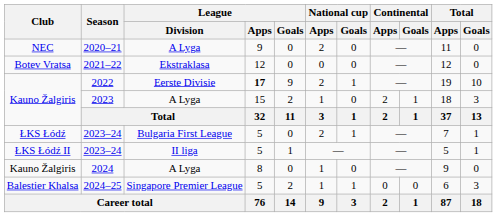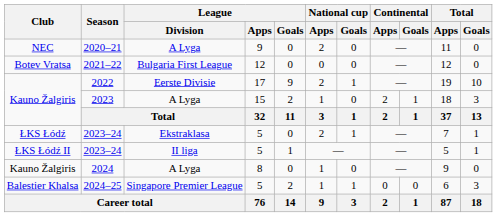(185, 64) Ekstraklasa -> (185, 64) Bulgaria First League
(260, 82) bold -> (260, 82) normal
(185, 133) Bulgaria First League -> (185, 133) Ekstraklasa
